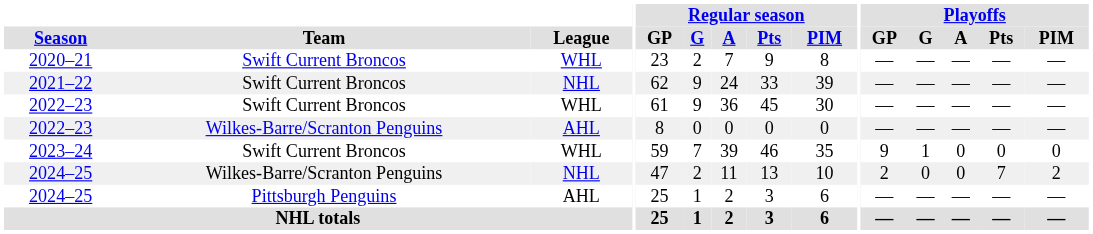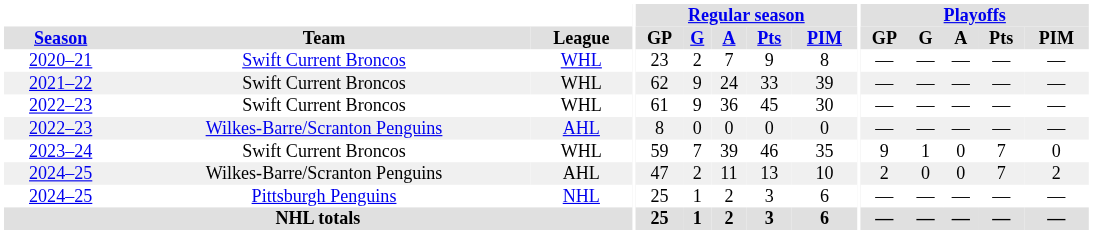(581, 83) NHL -> (581, 83) WHL
(1001, 150) 0 -> (1001, 150) 7
(581, 173) NHL -> (581, 173) AHL
(581, 196) AHL -> (581, 196) NHL
